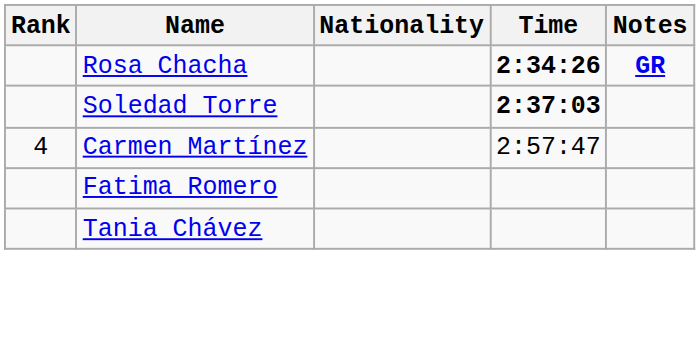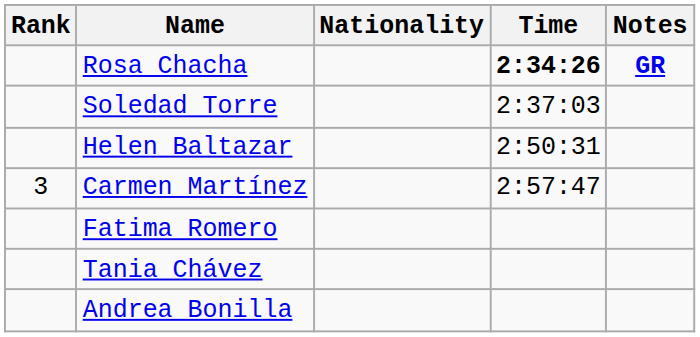(548, 107) bold -> (548, 107) normal
+ row: (188, 147)
(41, 147) 4 -> (41, 188) 3
+ row: (188, 310)
